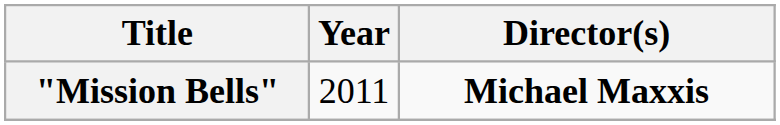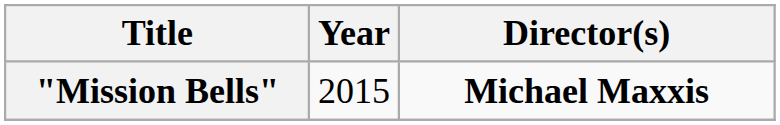(354, 90) 2011 -> (354, 90) 2015
